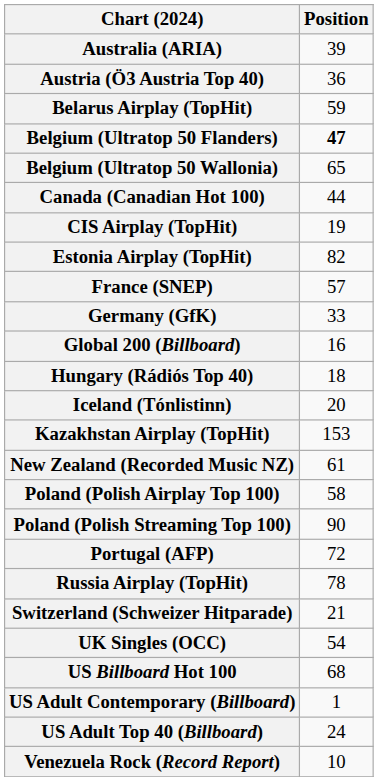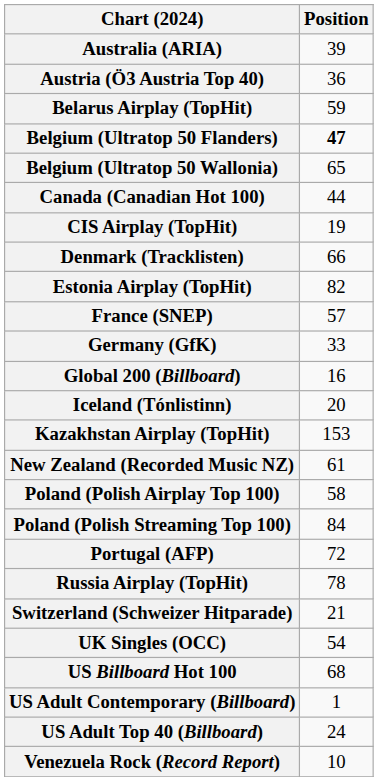+ row: (152, 256)
- row: (152, 375)
(336, 524) 90 -> (336, 524) 84
